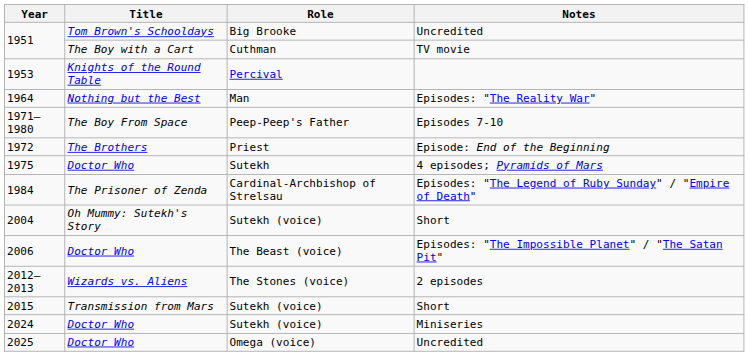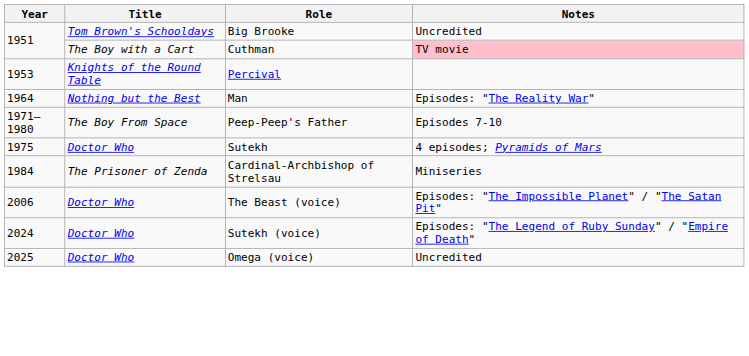(443, 49) no background -> (442, 49) pink background
- row: (20, 147)
(573, 189) Episodes: "The Legend of Ruby Sunday" / "Empire of Death" -> (449, 171) Miniseries
- row: (20, 220)
- row: (24, 282)
- row: (20, 306)
(450, 324) Miniseries -> (572, 233) Episodes: "The Legend of Ruby Sunday" / "Empire of Death"
